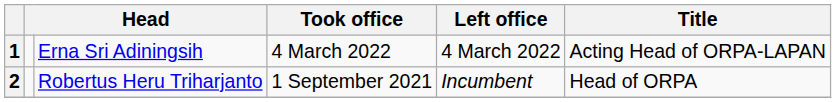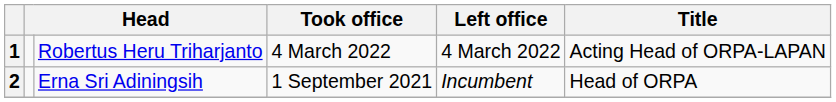(120, 50) Erna Sri Adiningsih -> (150, 50) Robertus Heru Triharjanto
(150, 81) Robertus Heru Triharjanto -> (120, 81) Erna Sri Adiningsih
